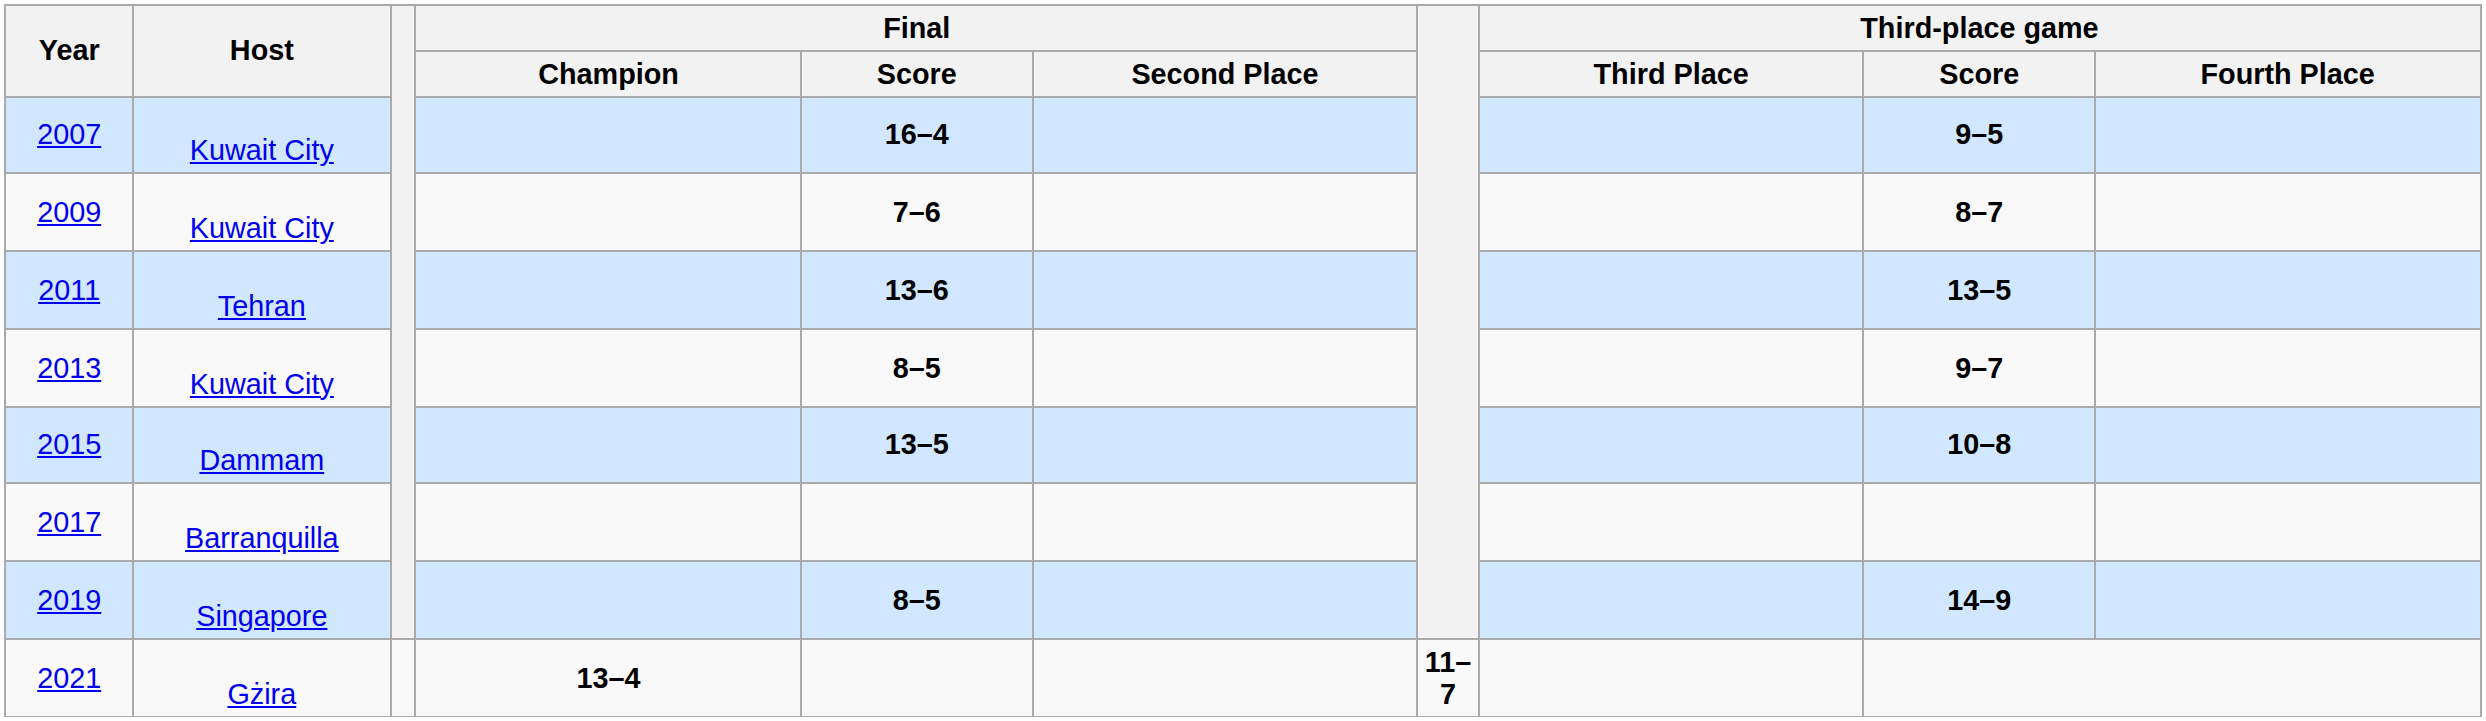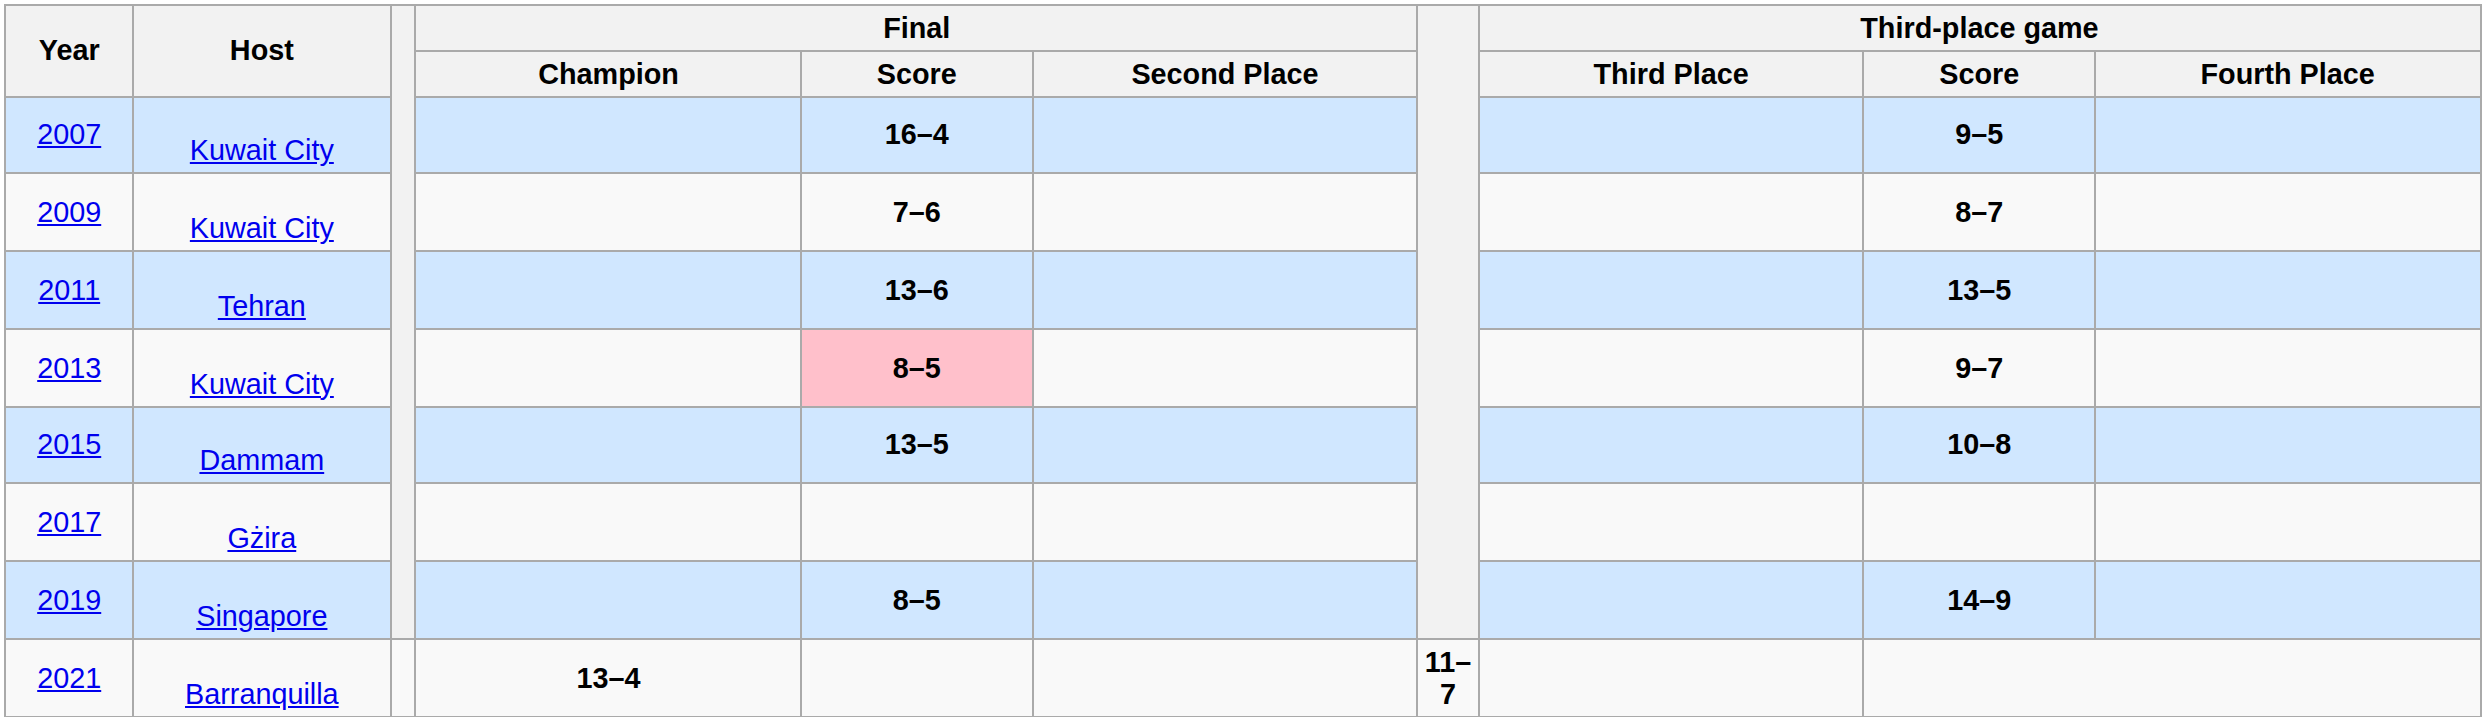(917, 368) no background -> (917, 368) pink background
(262, 539) Barranquilla -> (262, 539) Gżira
(262, 694) Gżira -> (262, 694) Barranquilla
